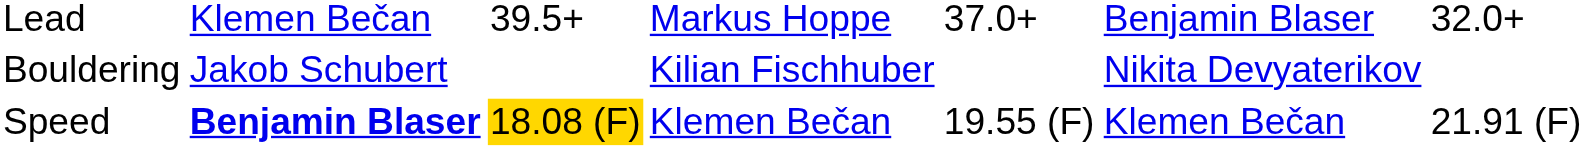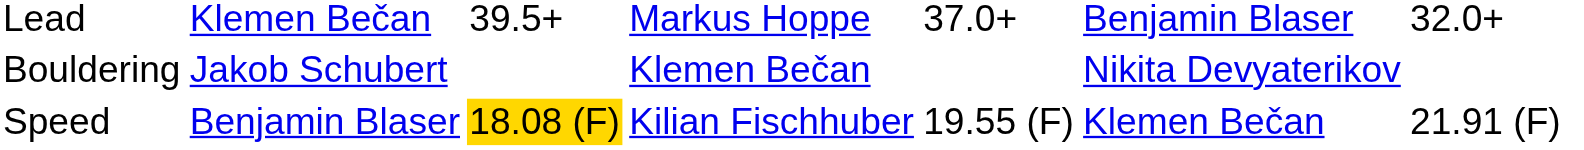(792, 70) Kilian Fischhuber -> (750, 70) Klemen Bečan
(335, 121) bold -> (325, 121) normal
(771, 121) Klemen Bečan -> (772, 121) Kilian Fischhuber
